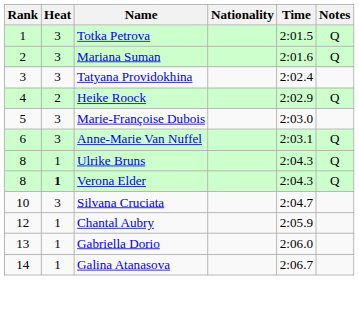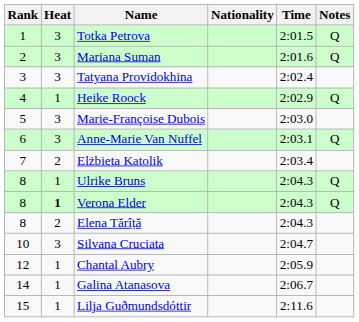(58, 98) 2 -> (58, 98) 1
+ row: (120, 160)
+ row: (109, 222)
- row: (118, 243)
+ row: (134, 306)
